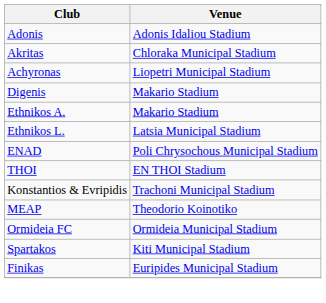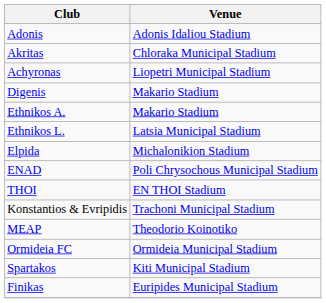+ row: (23, 151)
